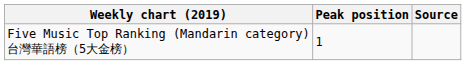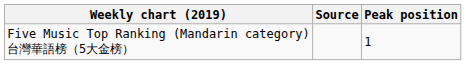columns swapped: (362, 14) <-> (436, 14)
